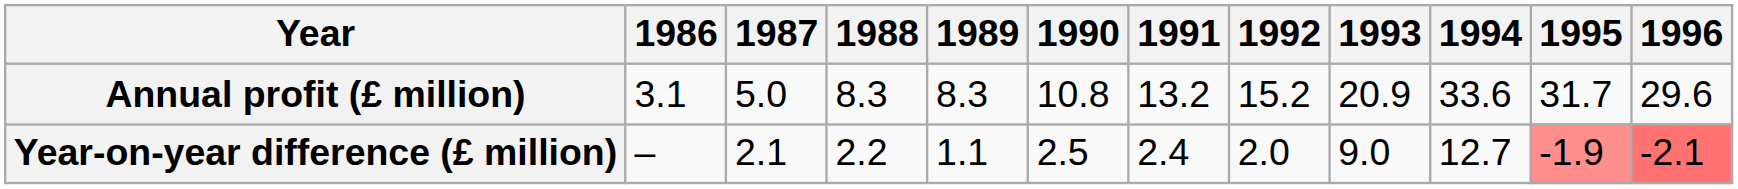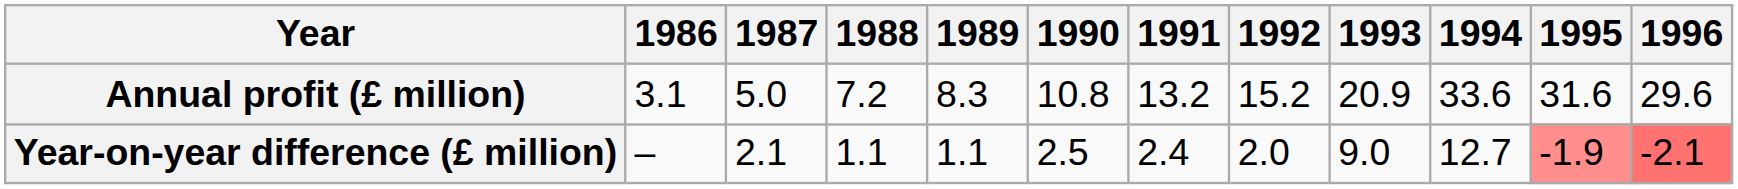(862, 93) 8.3 -> (862, 93) 7.2
(1576, 93) 31.7 -> (1576, 93) 31.6
(862, 152) 2.2 -> (862, 152) 1.1
